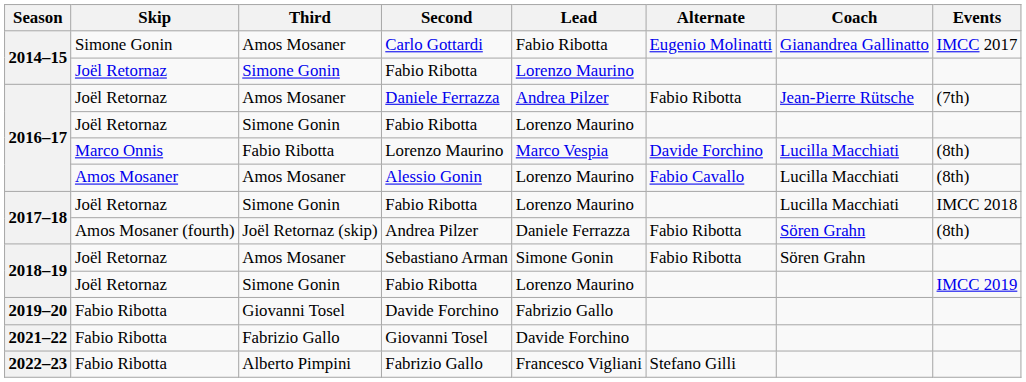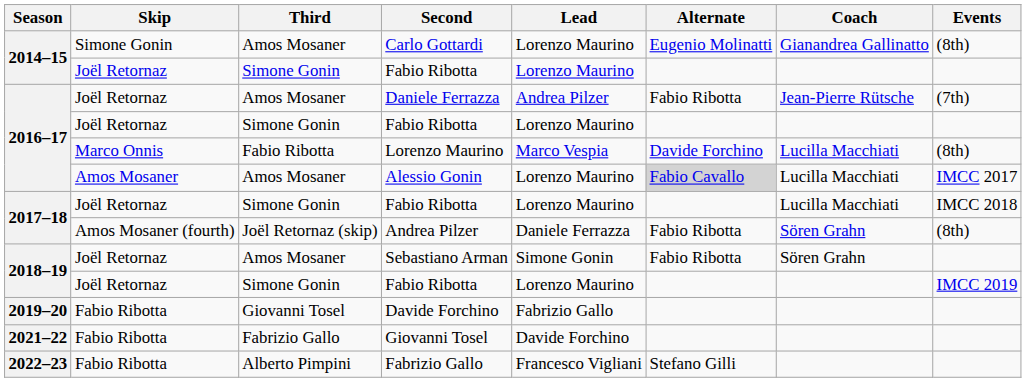(562, 44) Fabio Ribotta -> (575, 44) Lorenzo Maurino
(977, 44) IMCC 2017 -> (953, 44) (8th)
(697, 177) no background -> (697, 177) lightgrey background
(953, 177) (8th) -> (977, 177) IMCC 2017
